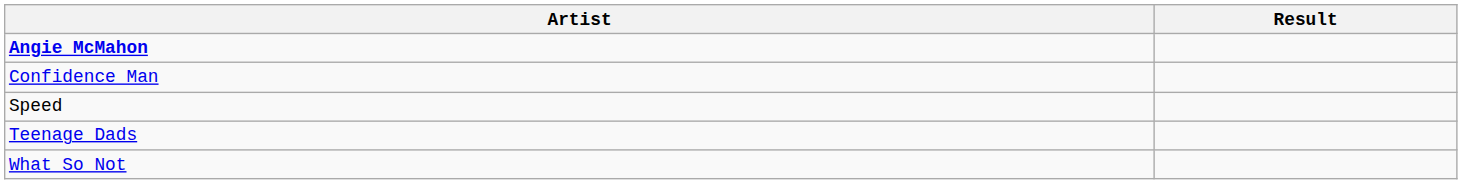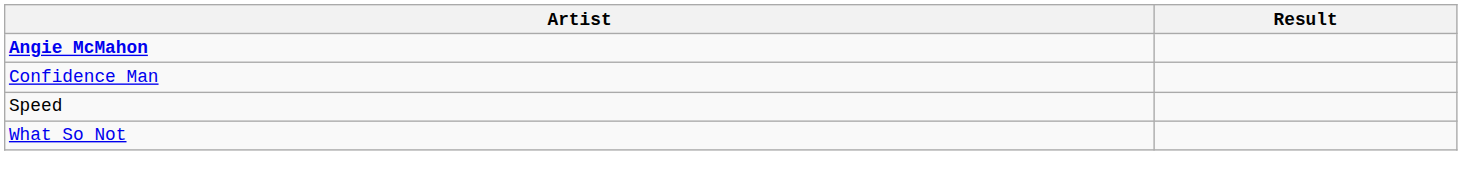- row: (73, 135)
